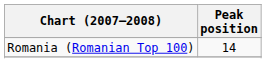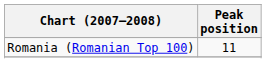(229, 47) 14 -> (229, 47) 11
